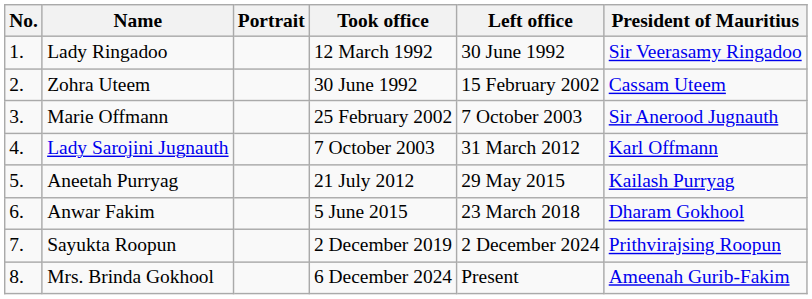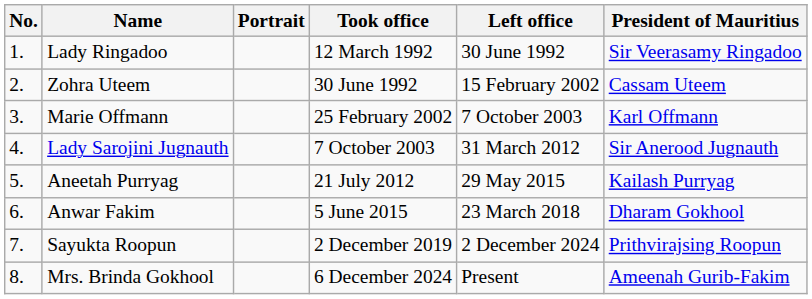(694, 116) Sir Anerood Jugnauth -> (663, 116) Karl Offmann
(663, 148) Karl Offmann -> (694, 148) Sir Anerood Jugnauth
